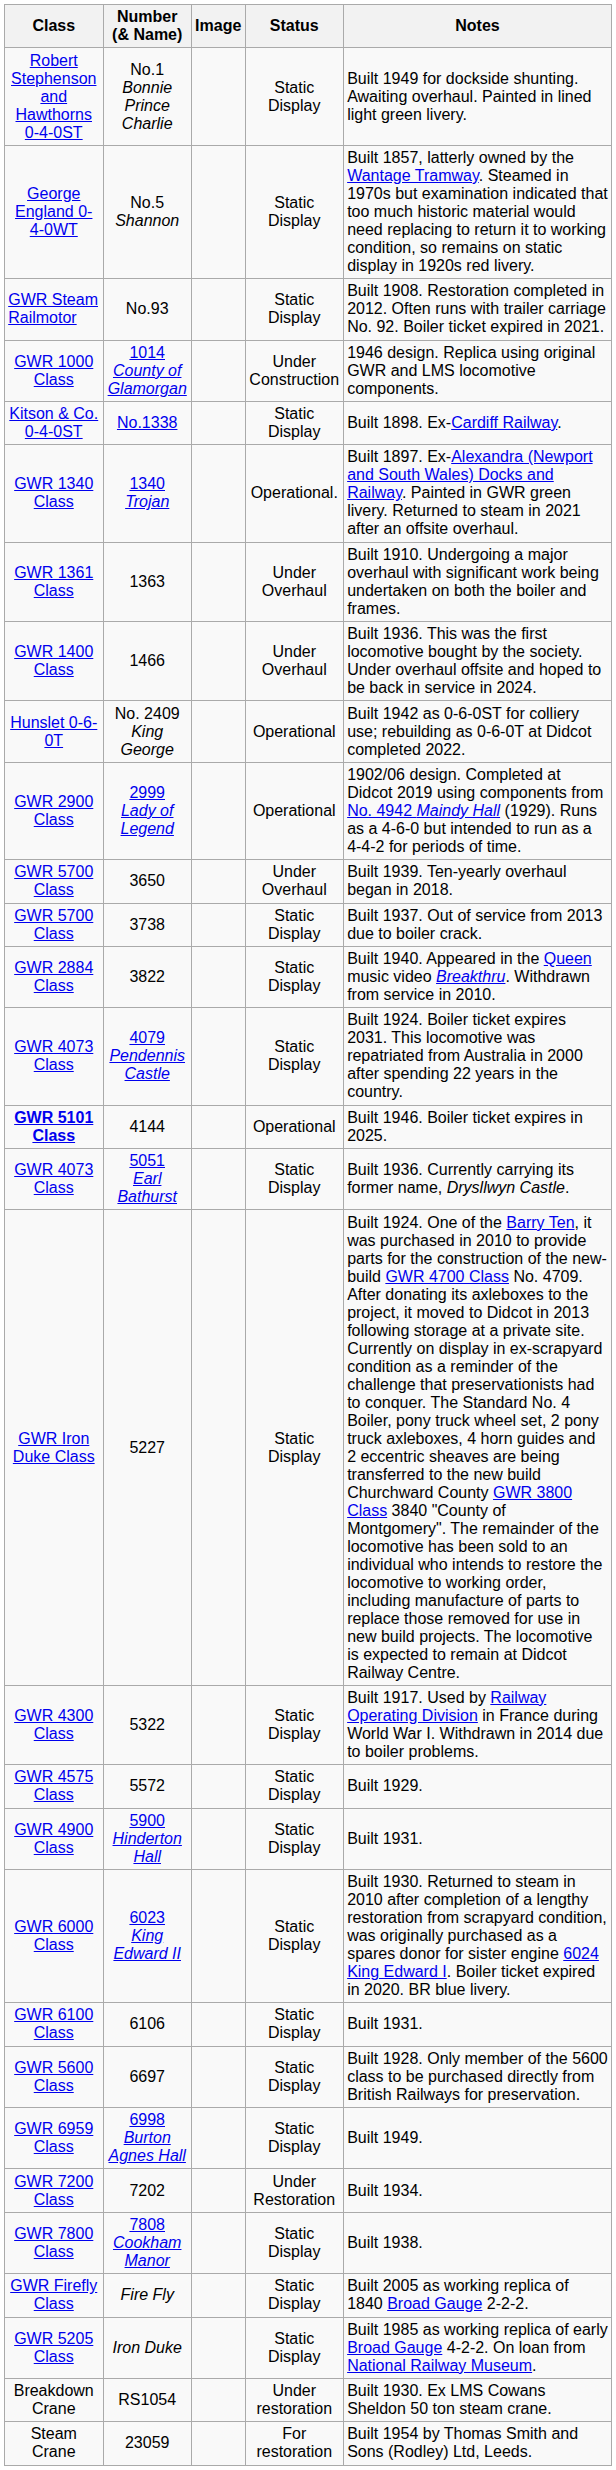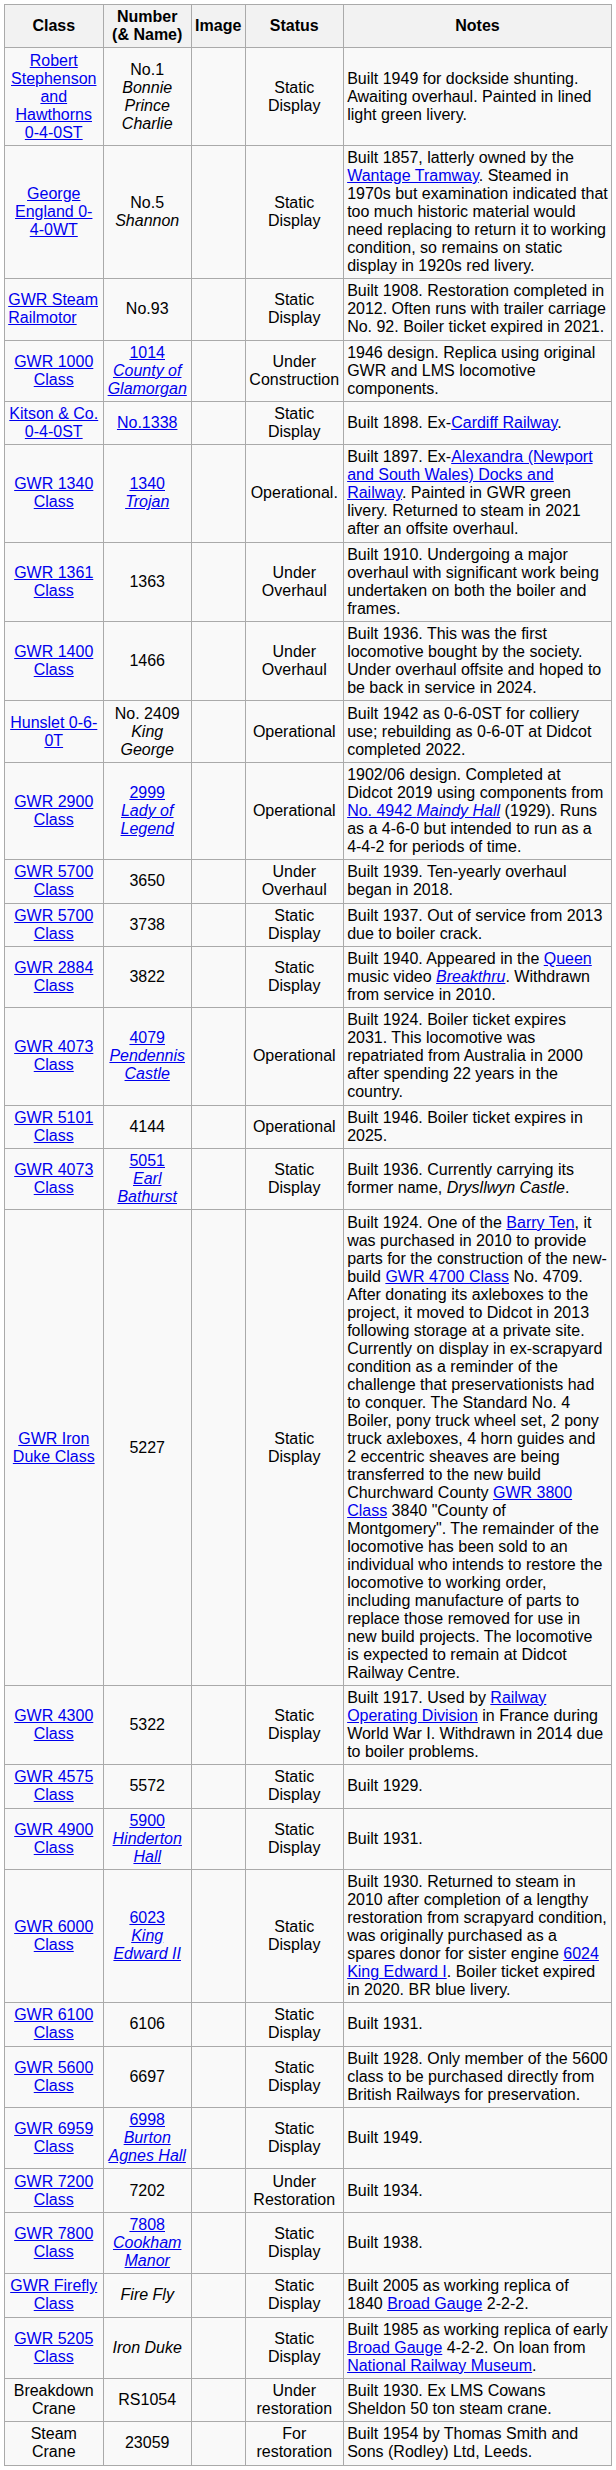(294, 1056) Static Display -> (294, 1056) Operational
(54, 1126) bold -> (54, 1126) normal
